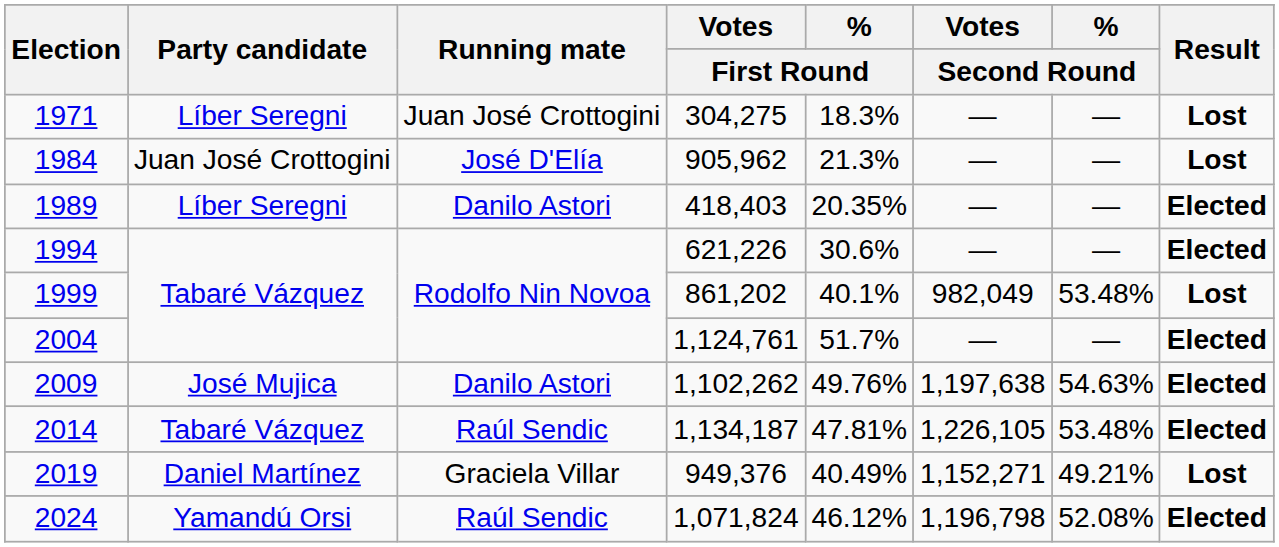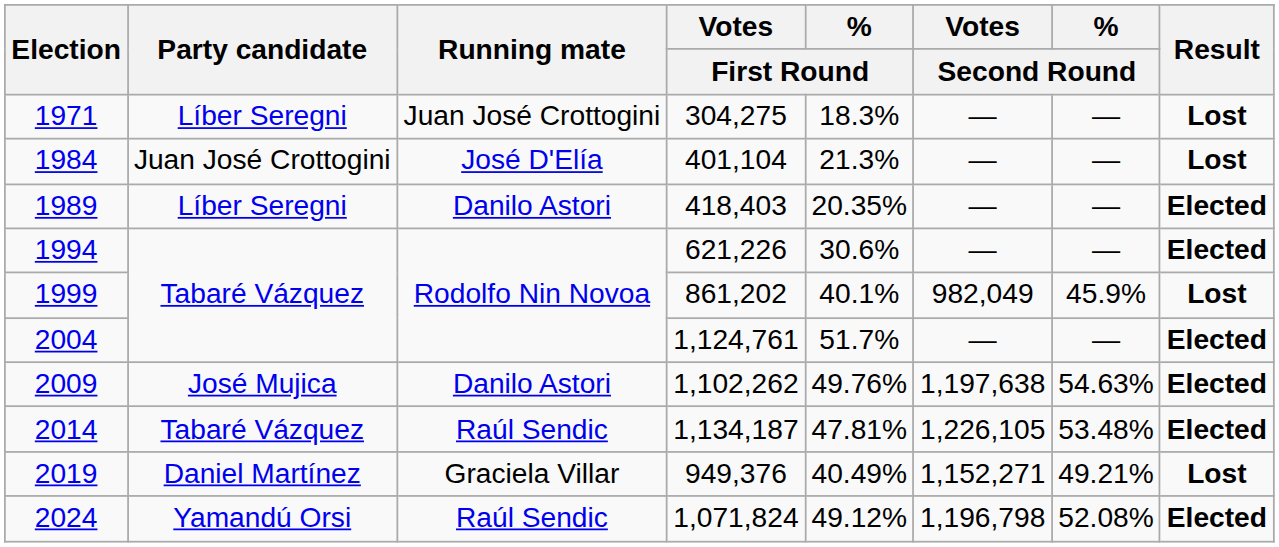(736, 160) 905,962 -> (736, 160) 401,104
(1106, 294) 53.48% -> (1106, 294) 45.9%
(859, 518) 46.12% -> (859, 518) 49.12%
